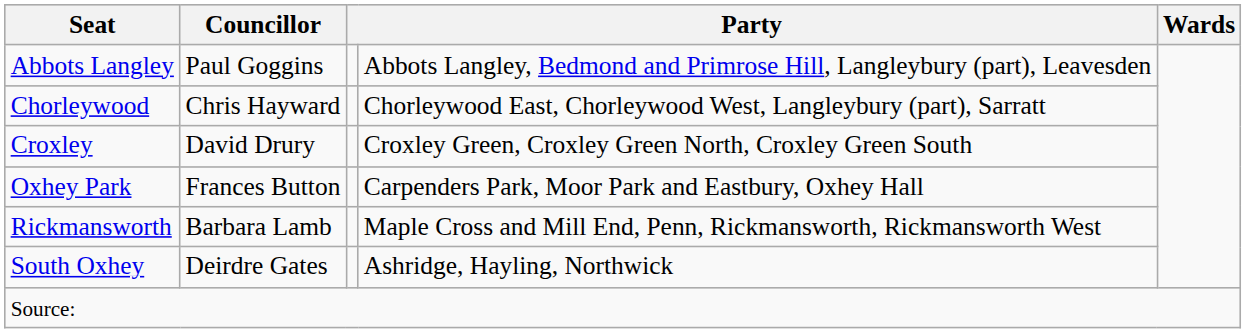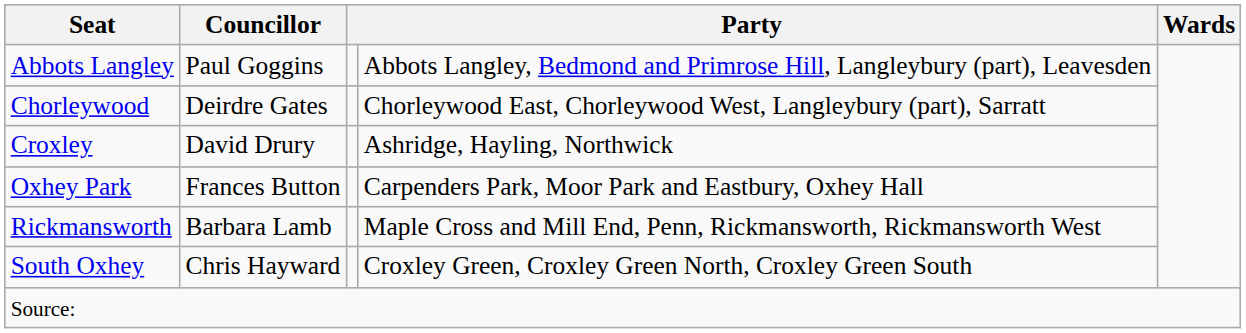(263, 105) Chris Hayward -> (257, 105) Deirdre Gates
(668, 145) Croxley Green, Croxley Green North, Croxley Green South -> (519, 145) Ashridge, Hayling, Northwick
(257, 266) Deirdre Gates -> (263, 266) Chris Hayward
(519, 266) Ashridge, Hayling, Northwick -> (668, 266) Croxley Green, Croxley Green North, Croxley Green South
